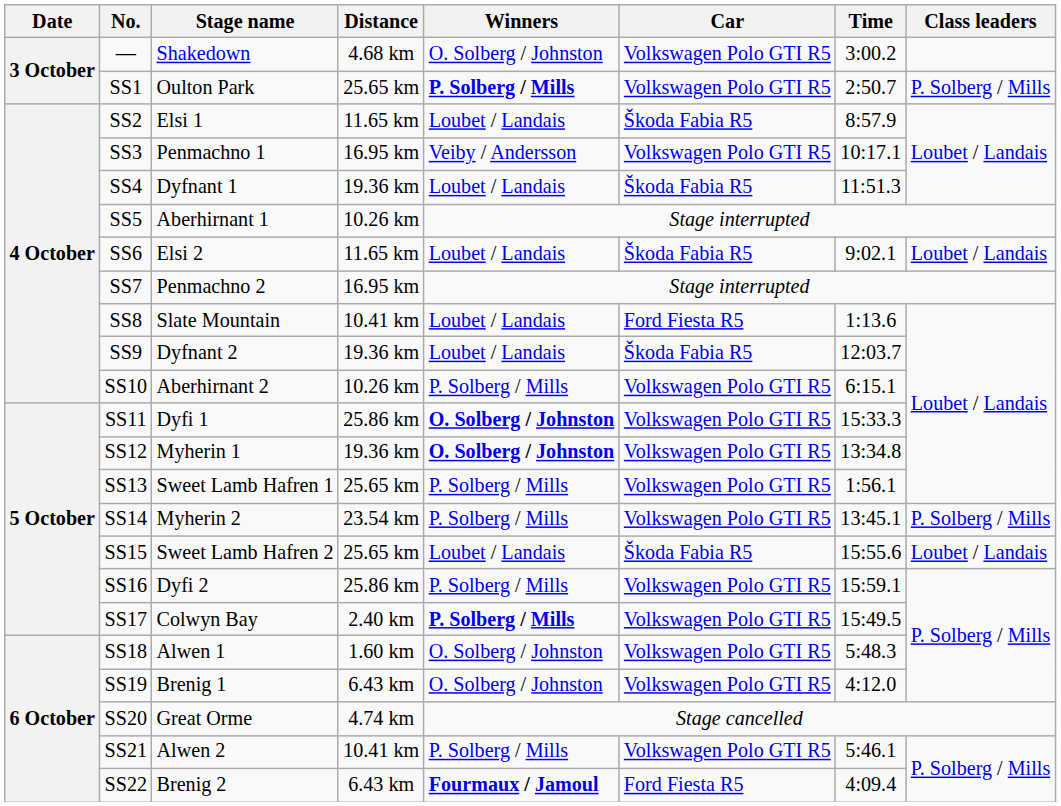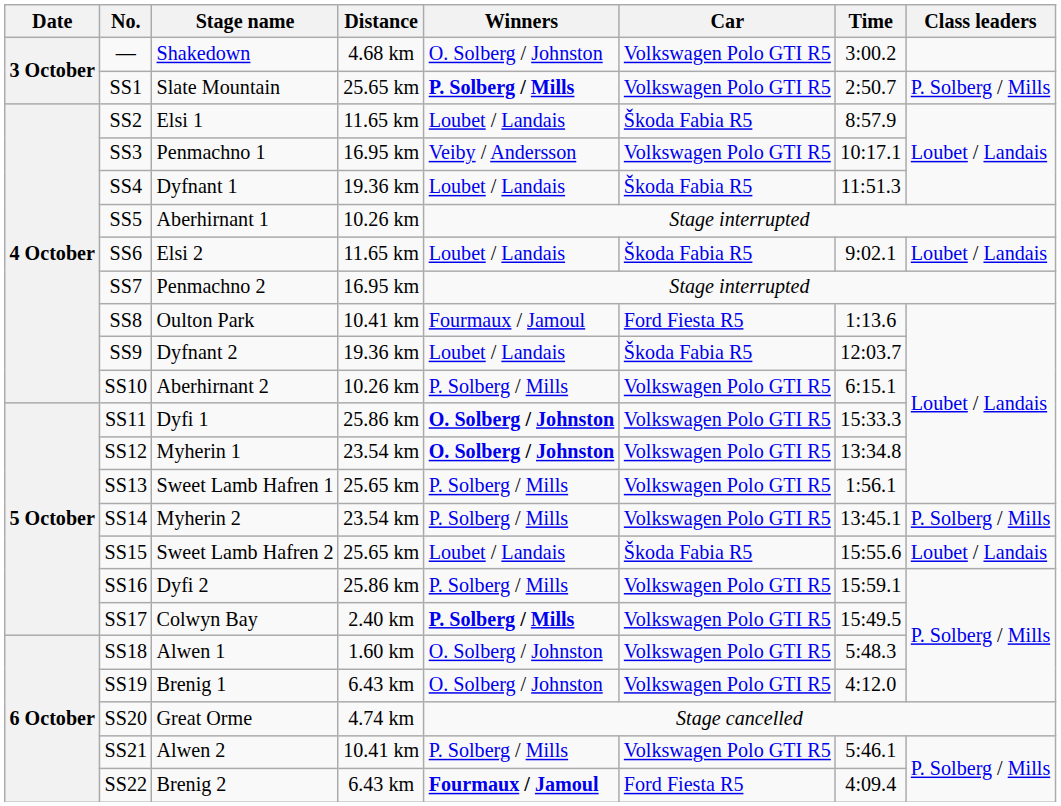(205, 87) Oulton Park -> (218, 87) Slate Mountain
(218, 319) Slate Mountain -> (205, 319) Oulton Park
(497, 319) Loubet / Landais -> (507, 319) Fourmaux / Jamoul
(381, 452) 19.36 km -> (381, 452) 23.54 km
